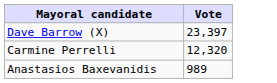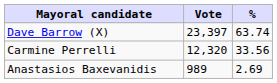+ column: (252, 14)
